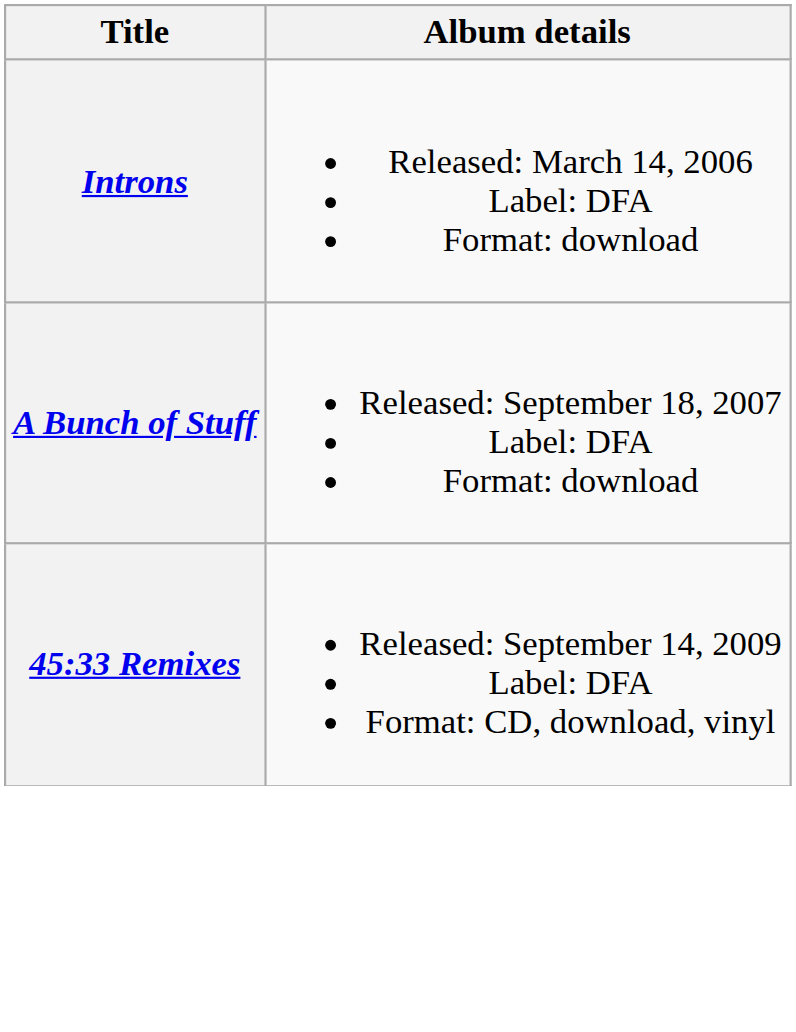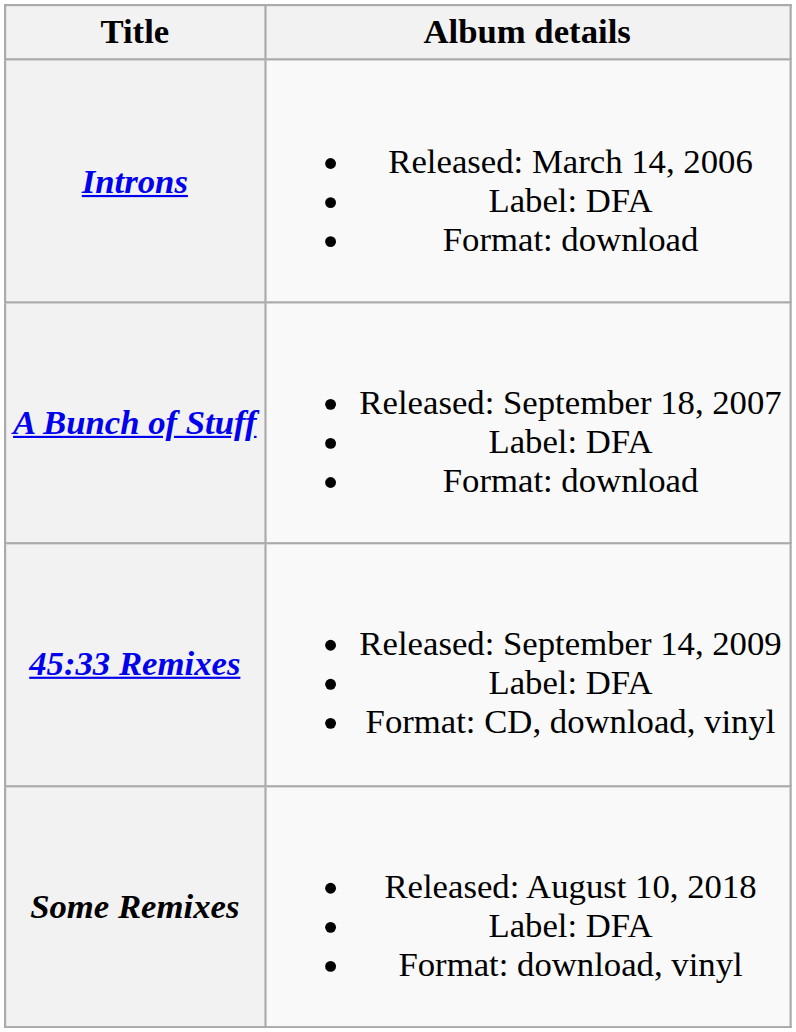+ row: (135, 905)
